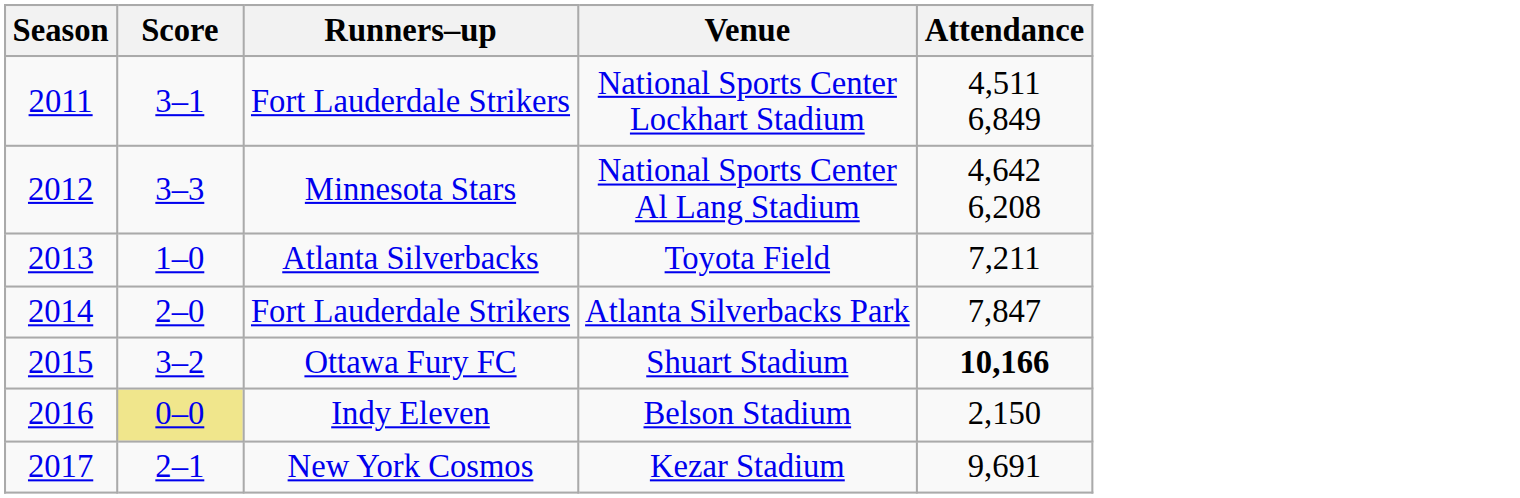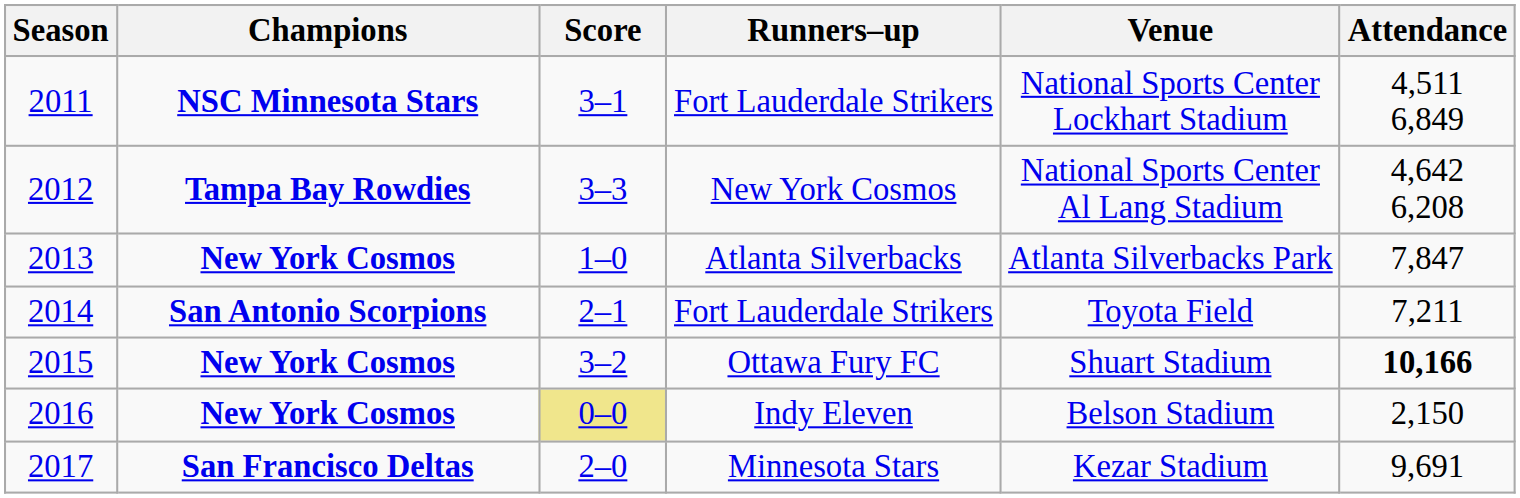+ column: (328, 30)
(410, 188) Minnesota Stars -> (834, 188) New York Cosmos
(747, 259) Toyota Field -> (1170, 259) Atlanta Silverbacks Park
(1004, 259) 7,211 -> (1427, 259) 7,847
(180, 310) 2–0 -> (603, 310) 2–1
(747, 310) Atlanta Silverbacks Park -> (1170, 310) Toyota Field
(1004, 310) 7,847 -> (1427, 310) 7,211
(180, 466) 2–1 -> (603, 466) 2–0
(411, 466) New York Cosmos -> (834, 466) Minnesota Stars
